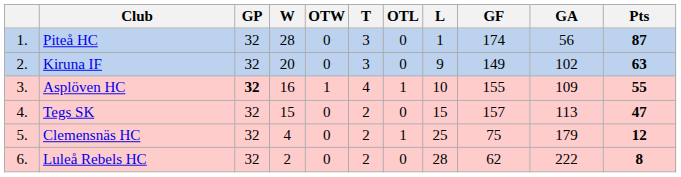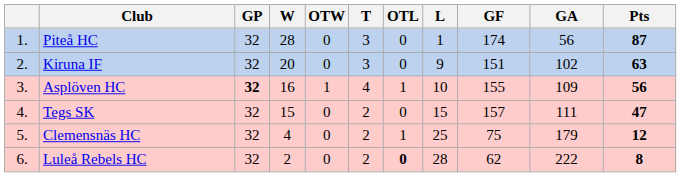(494, 64) 149 -> (494, 64) 151
(639, 87) 55 -> (639, 87) 56
(567, 111) 113 -> (567, 111) 111
(403, 159) normal -> (403, 159) bold
